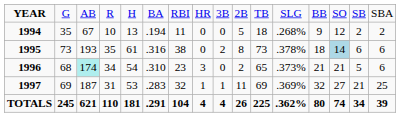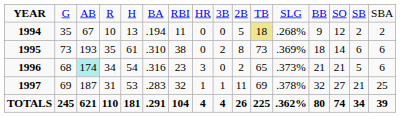(262, 31) no background -> (262, 31) khaki background
(156, 49) .316 -> (156, 49) .310
(291, 49) .378% -> (291, 49) .369%
(339, 49) lightblue background -> (339, 49) no background
(156, 67) .310 -> (156, 67) .316
(291, 85) .369% -> (291, 85) .378%
